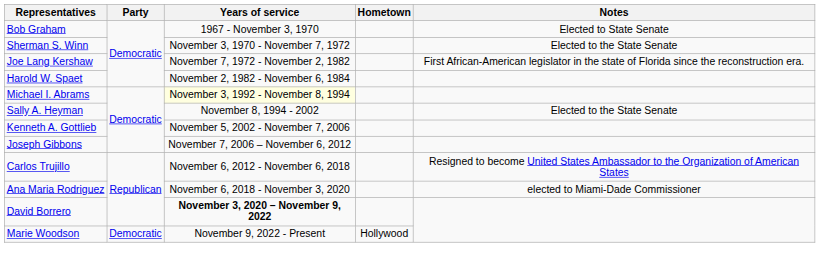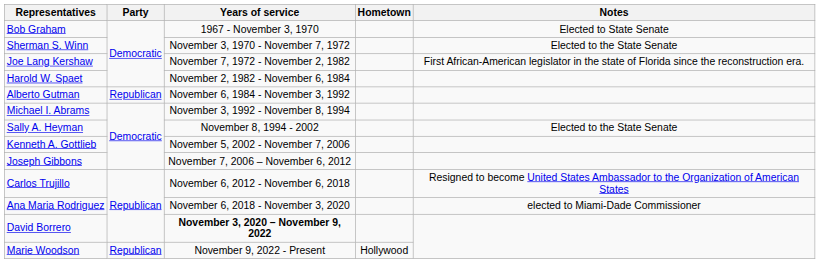+ row: (43, 95)
(260, 95) lightyellow background -> (260, 111) no background
(136, 234) Democratic -> (136, 250) Republican
